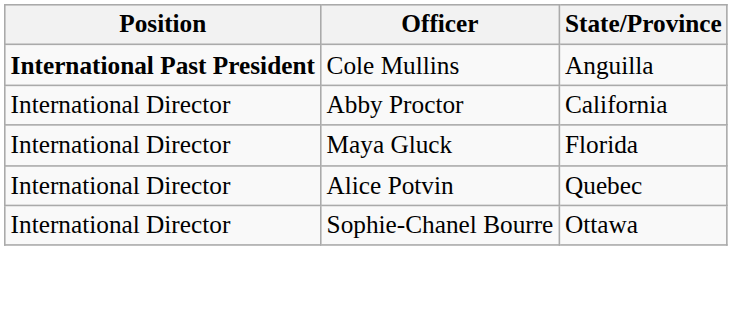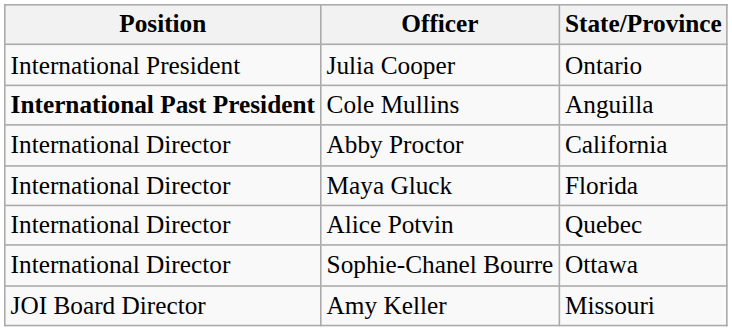+ row: (391, 64)
+ row: (387, 305)
